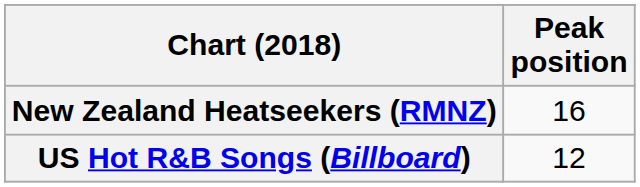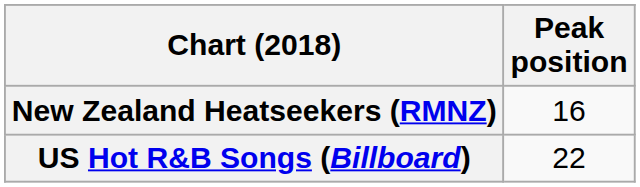(569, 157) 12 -> (569, 157) 22
